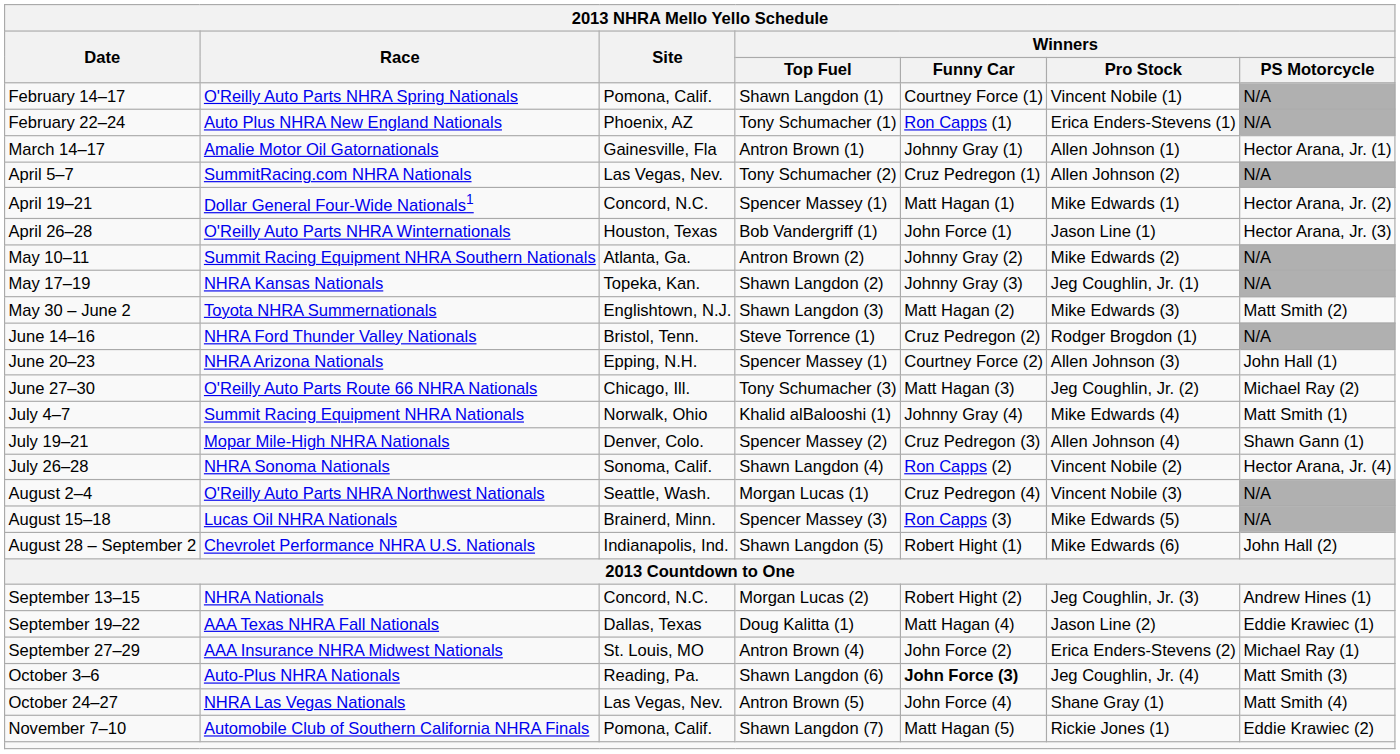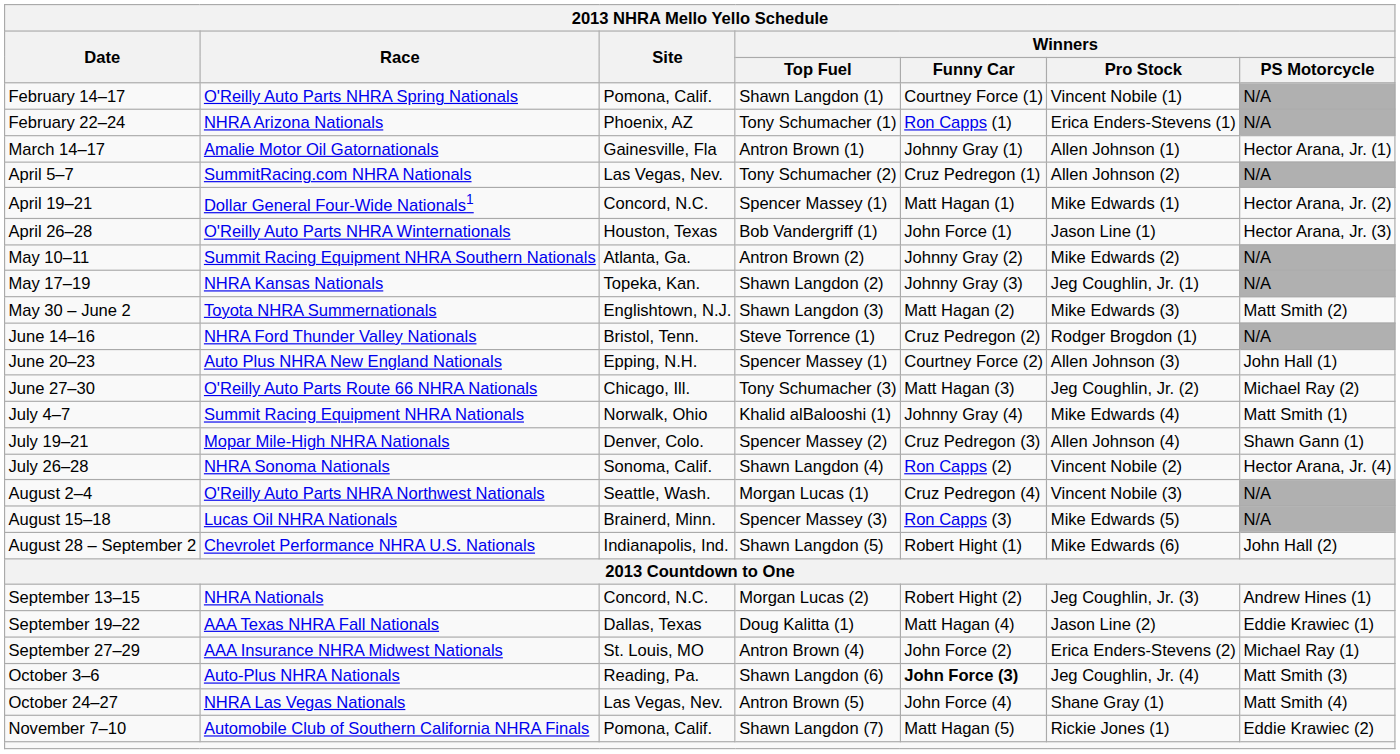(353, 123) Auto Plus NHRA New England Nationals -> (294, 123) NHRA Arizona Nationals
(294, 363) NHRA Arizona Nationals -> (353, 363) Auto Plus NHRA New England Nationals
